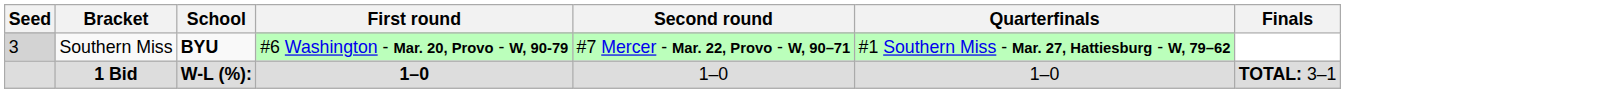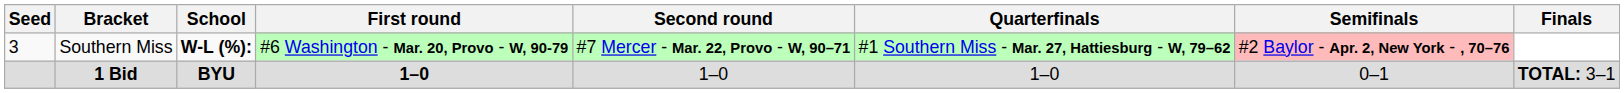+ column: (1374, 19)
(14, 47) lightgrey background -> (14, 47) no background
(200, 47) BYU -> (216, 47) W-L (%):
(216, 75) W-L (%): -> (216, 75) BYU
